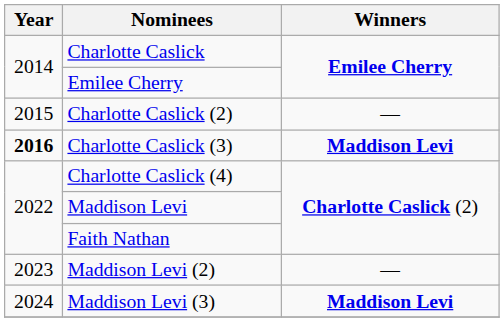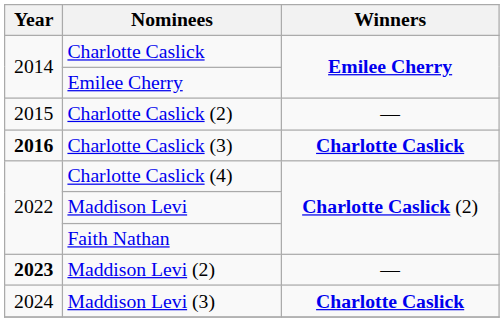(390, 144) Maddison Levi -> (390, 144) Charlotte Caslick
(34, 269) normal -> (34, 269) bold
(390, 301) Maddison Levi -> (390, 301) Charlotte Caslick
